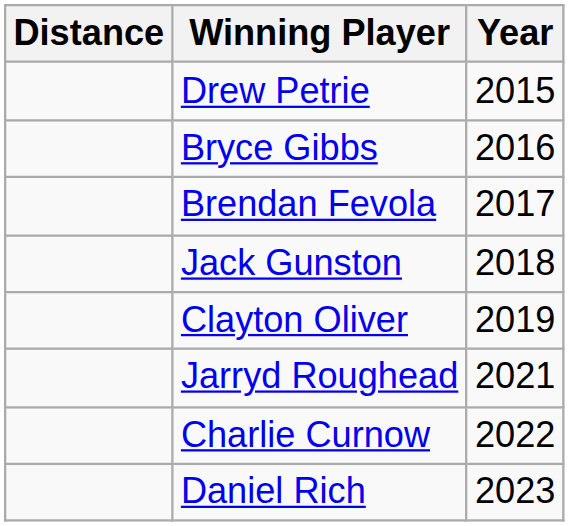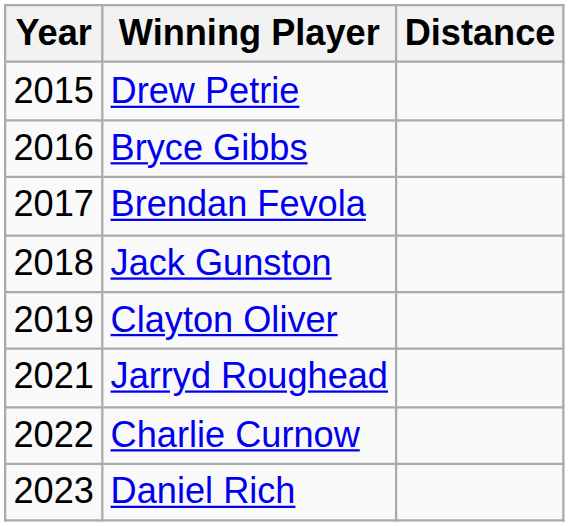columns swapped: (515, 33) <-> (89, 33)
